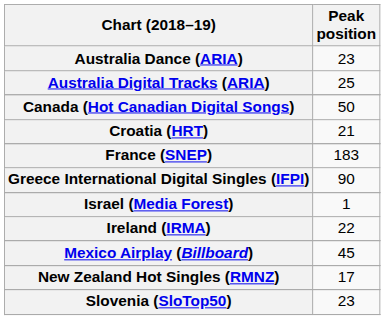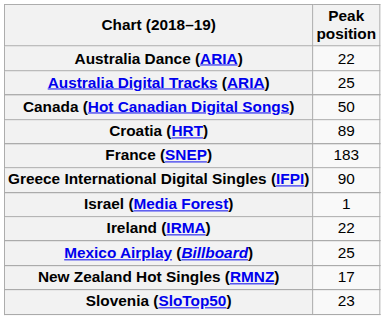(346, 58) 23 -> (346, 58) 22
(346, 131) 21 -> (346, 131) 89
(346, 253) 45 -> (346, 253) 25
